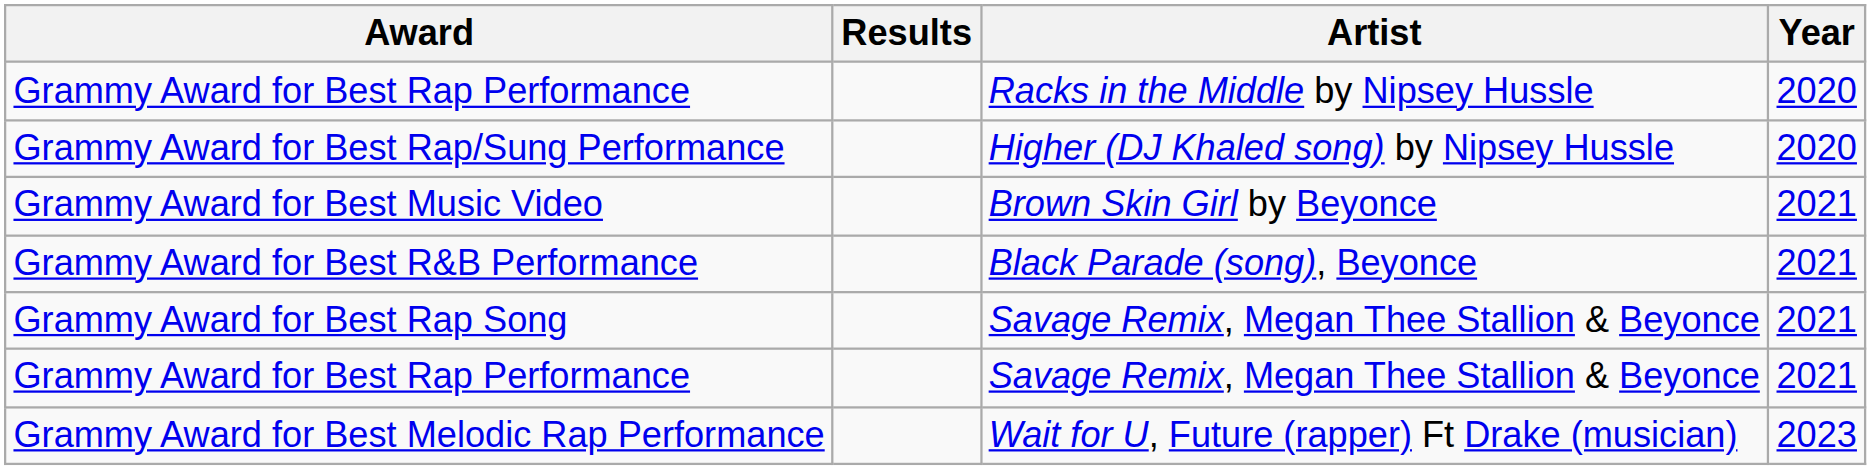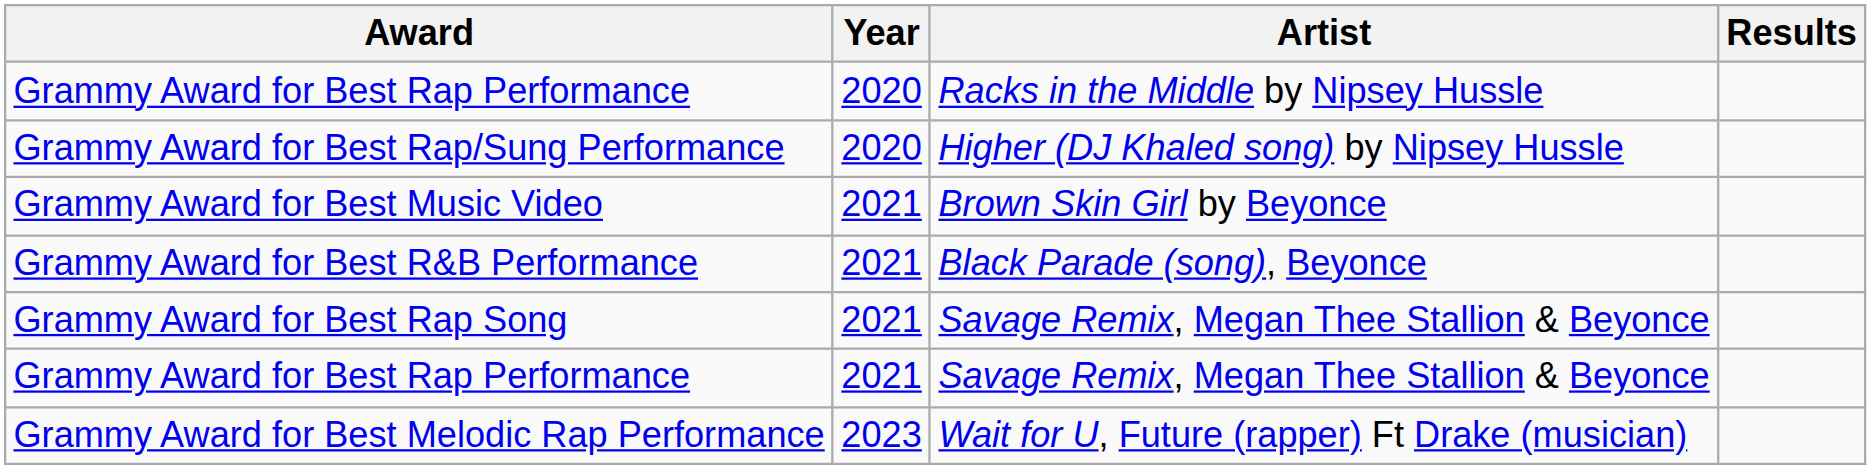columns swapped: (1817, 33) <-> (907, 33)
